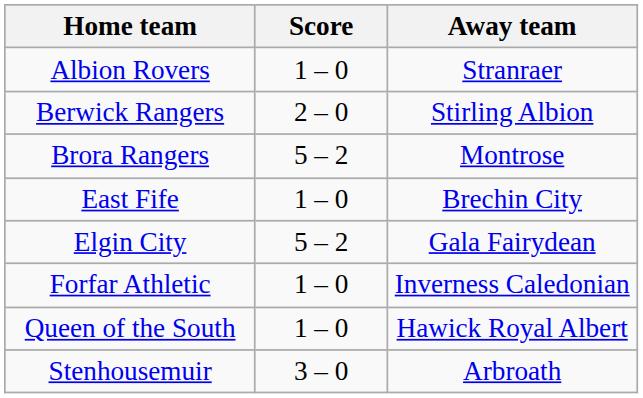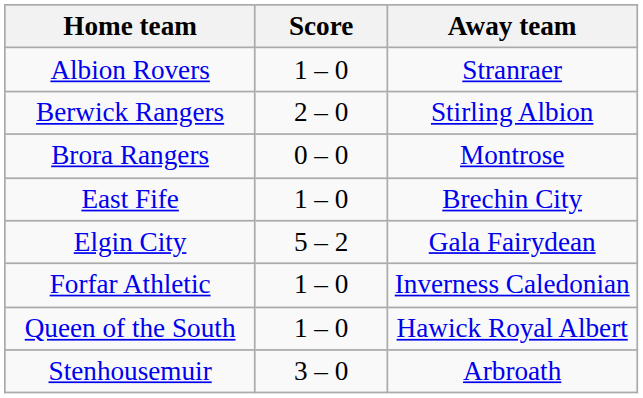(321, 155) 5 – 2 -> (321, 155) 0 – 0
